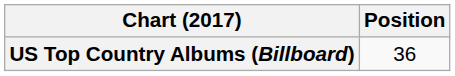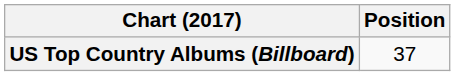(405, 53) 36 -> (405, 53) 37
